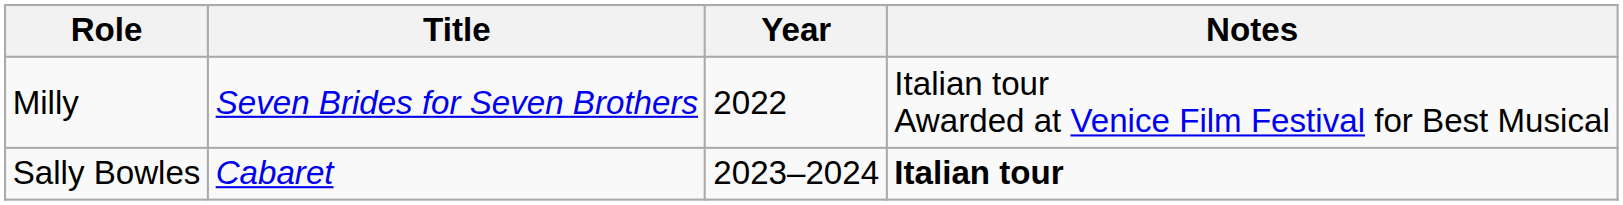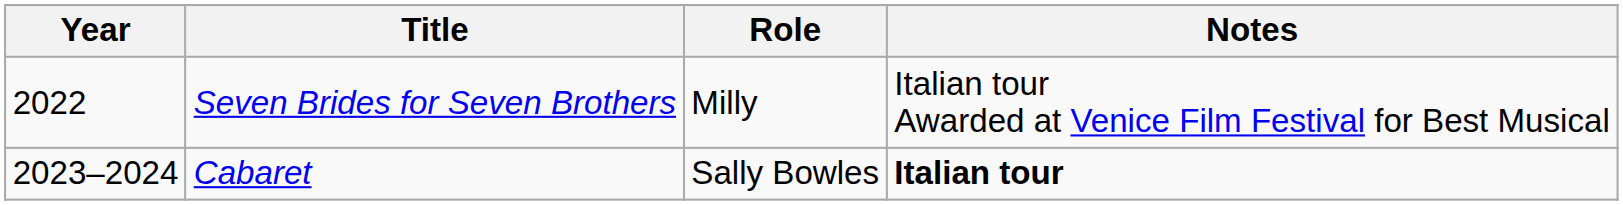columns swapped: (796, 30) <-> (107, 30)
